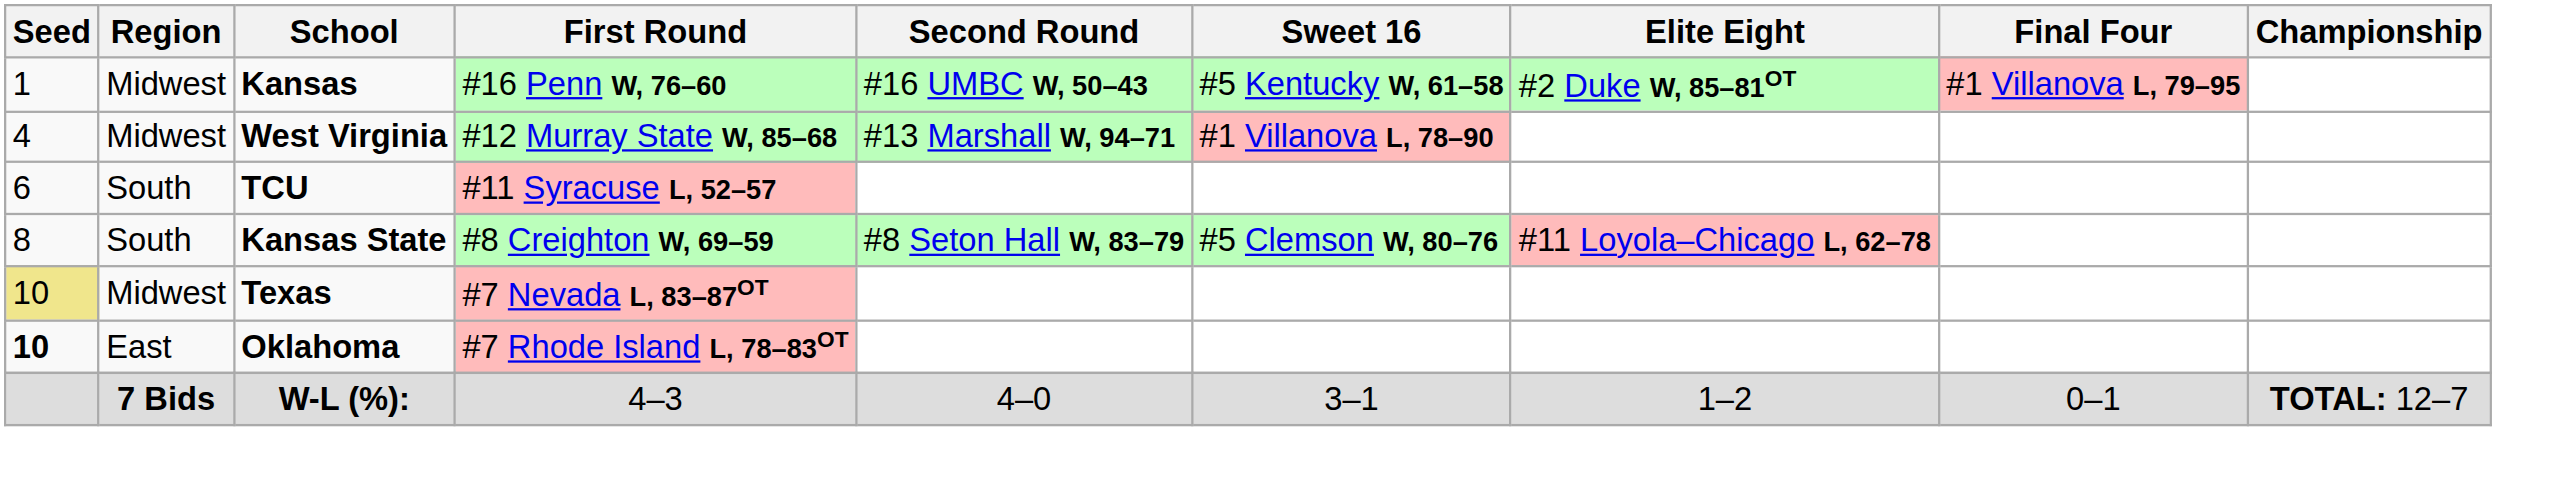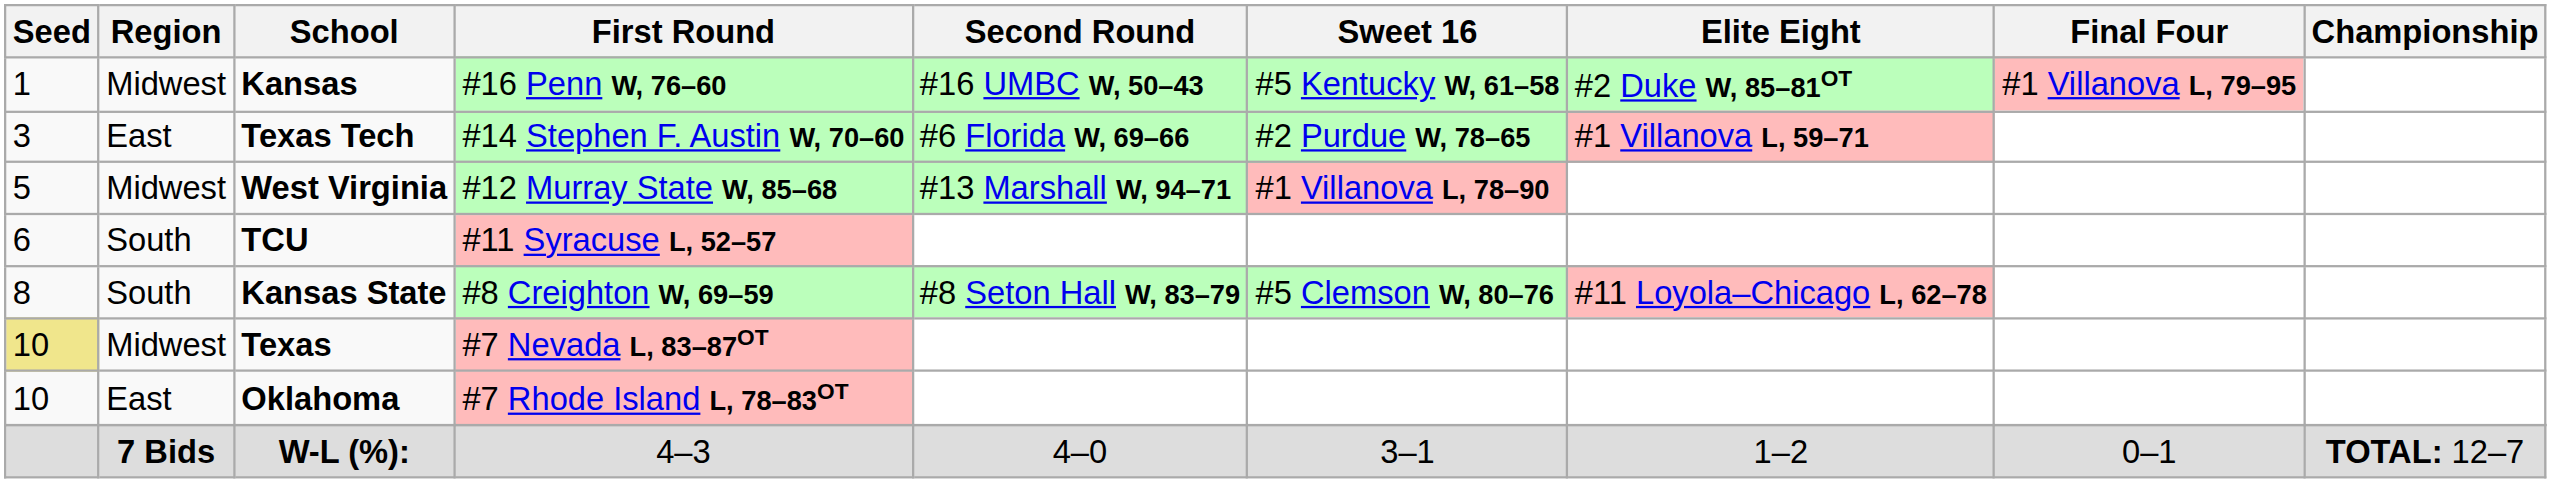+ row: (328, 137)
(22, 137) 4 -> (22, 189) 5
(31, 347) bold -> (31, 399) normal
